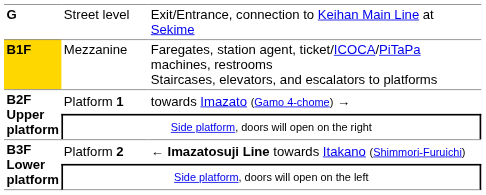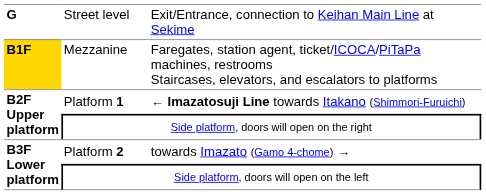(250, 102) towards Imazato (Gamo 4-chome) → -> (308, 102) ← Imazatosuji Line towards Itakano (Shimmori-Furuichi)
(308, 152) ← Imazatosuji Line towards Itakano (Shimmori-Furuichi) -> (250, 152) towards Imazato (Gamo 4-chome) →
